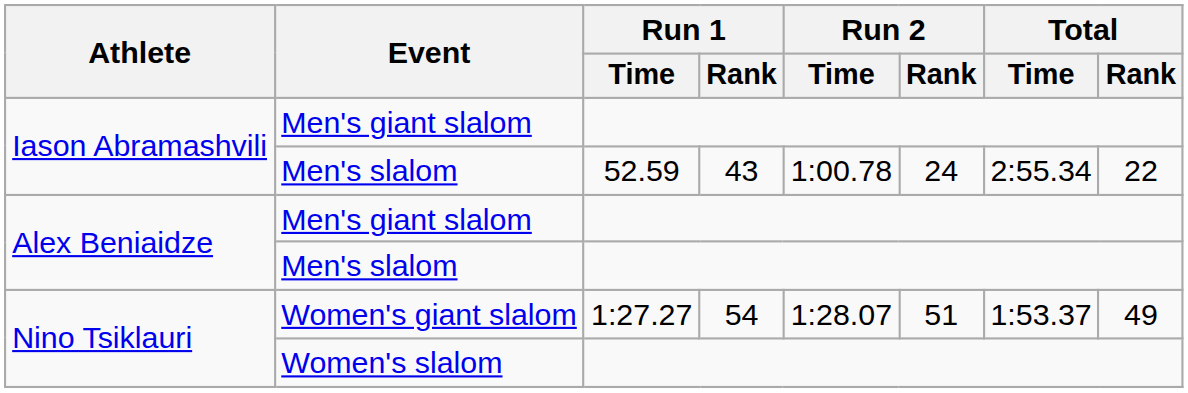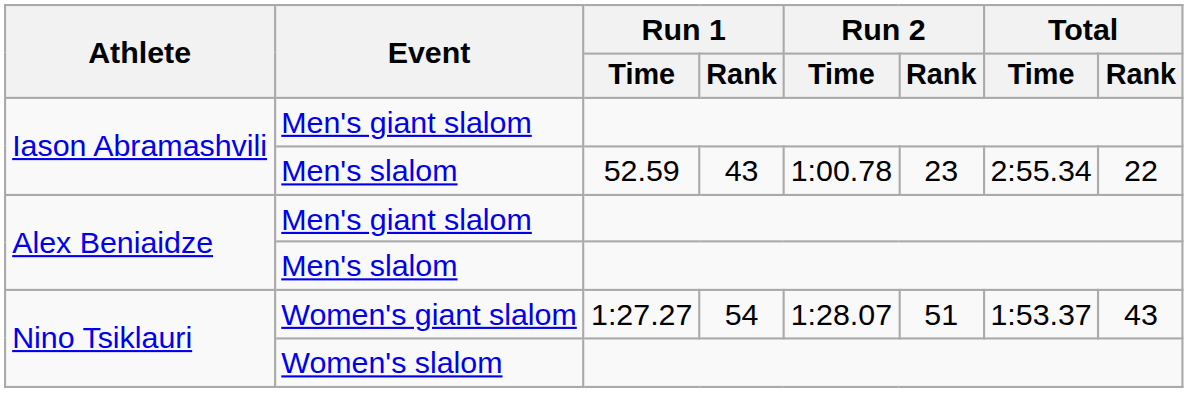(941, 171) 24 -> (941, 171) 23
(1141, 315) 49 -> (1141, 315) 43
